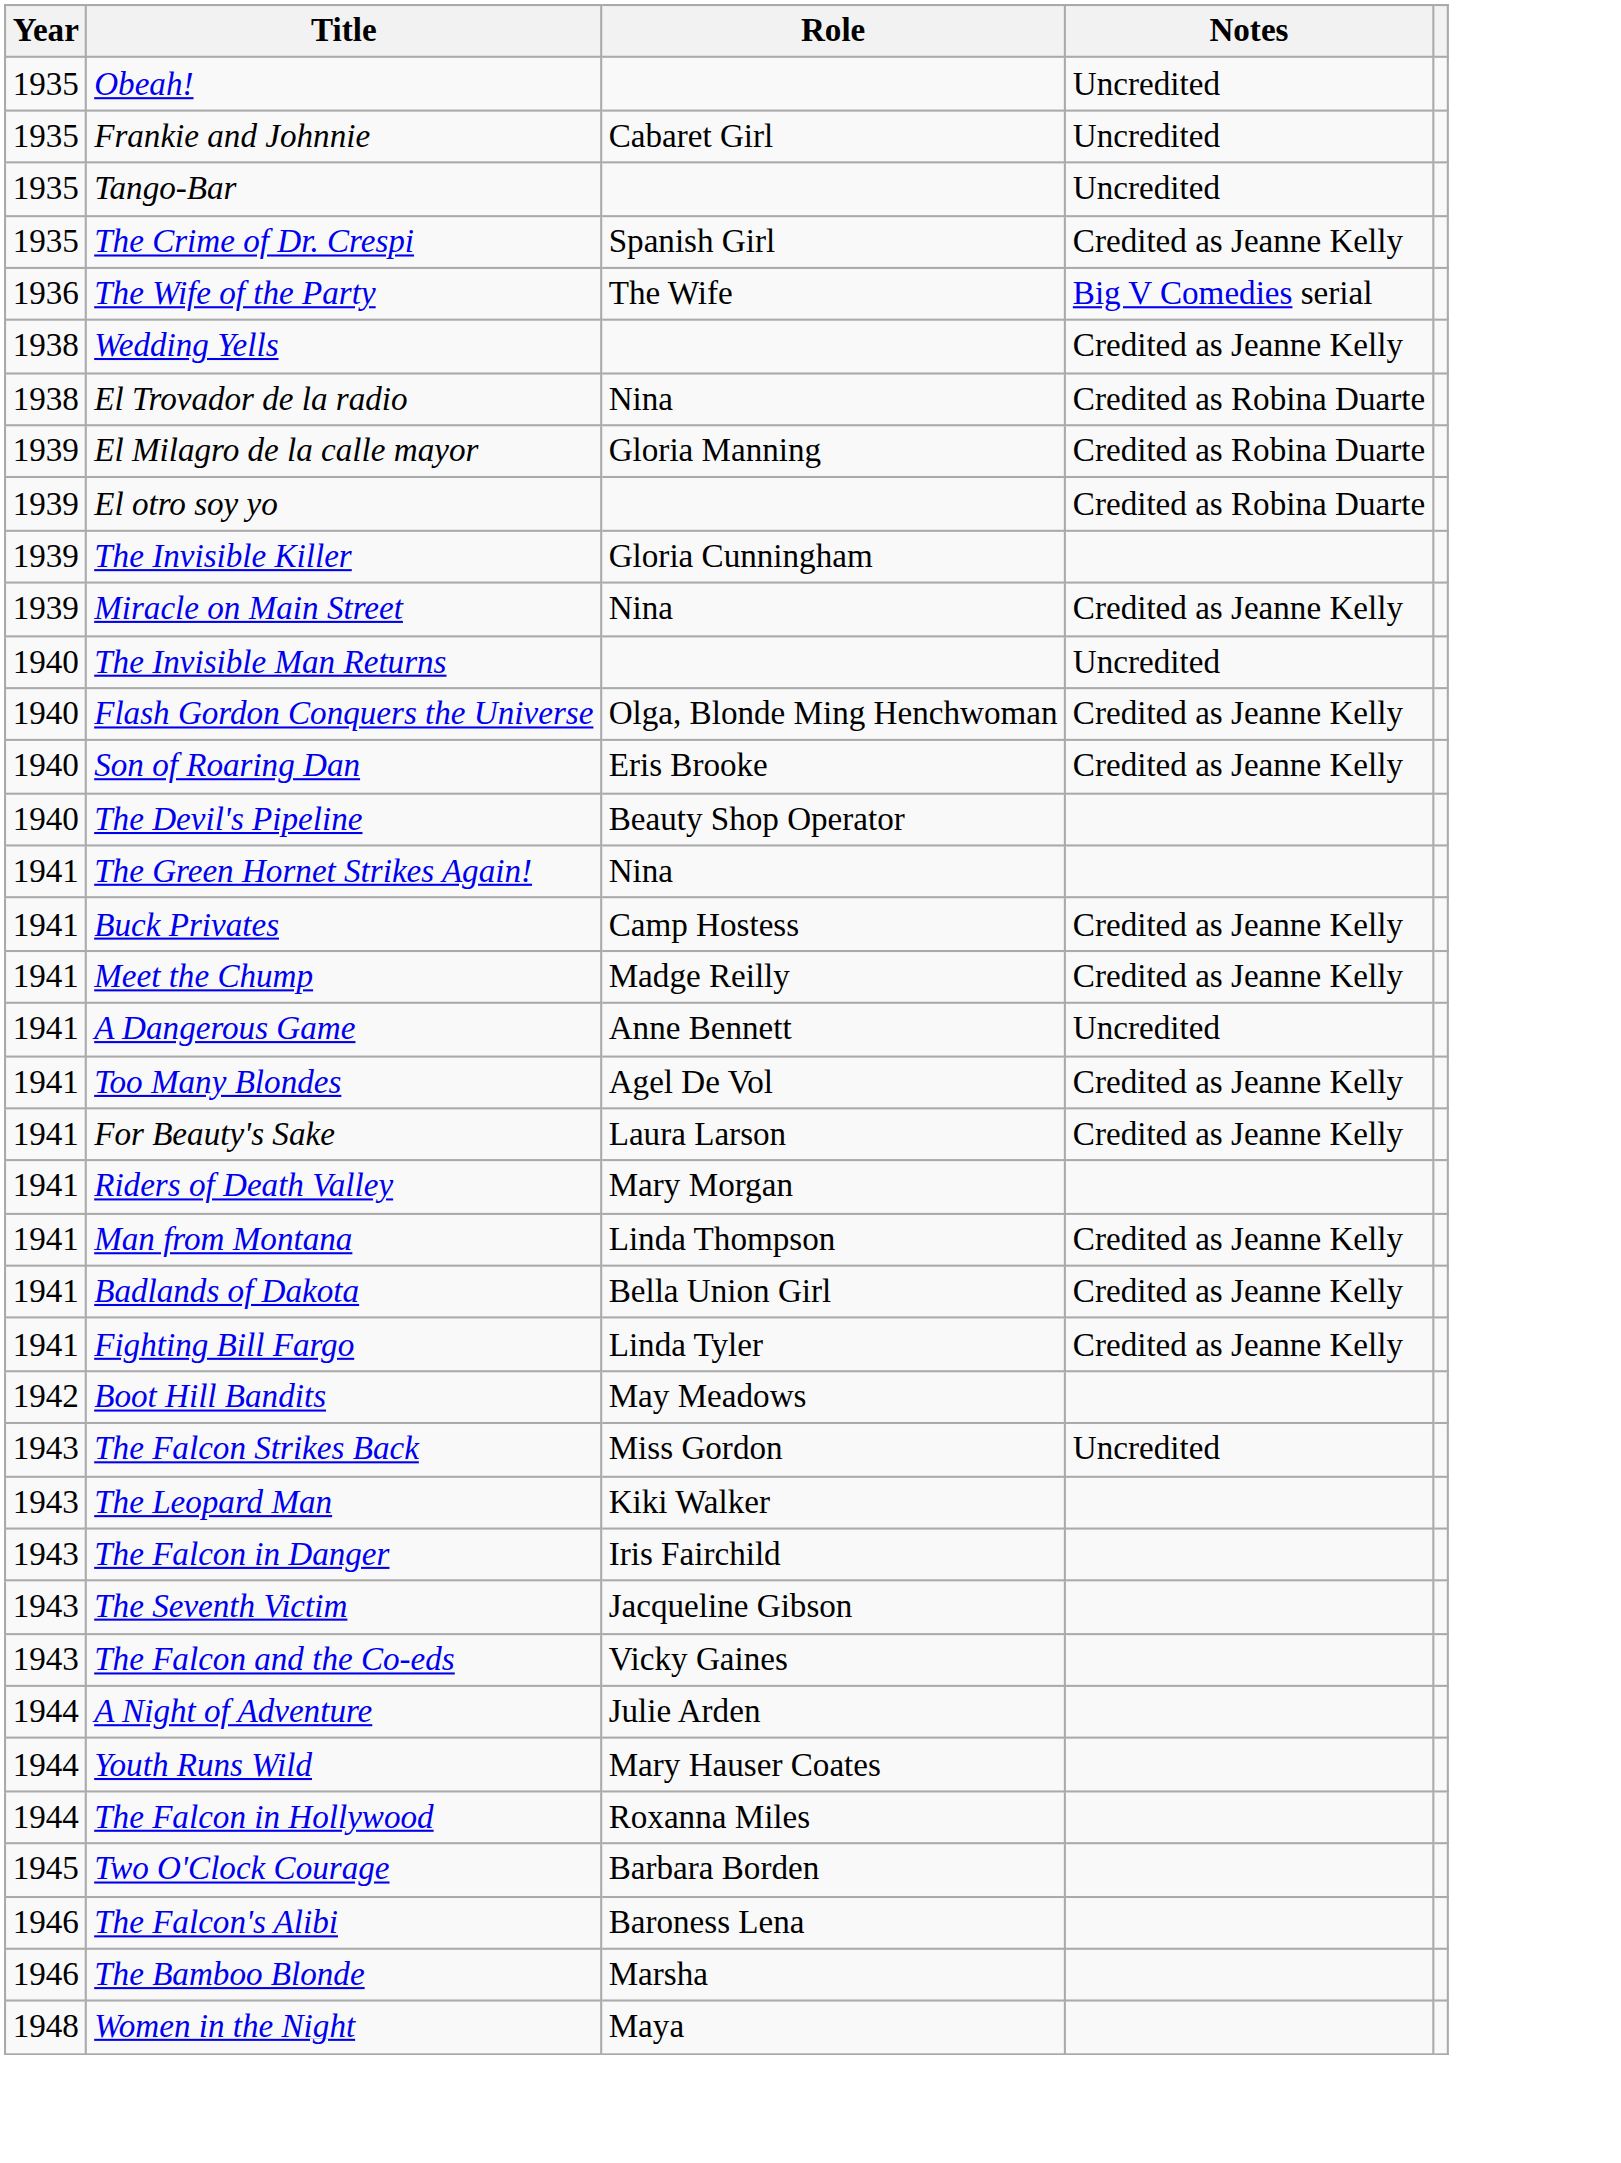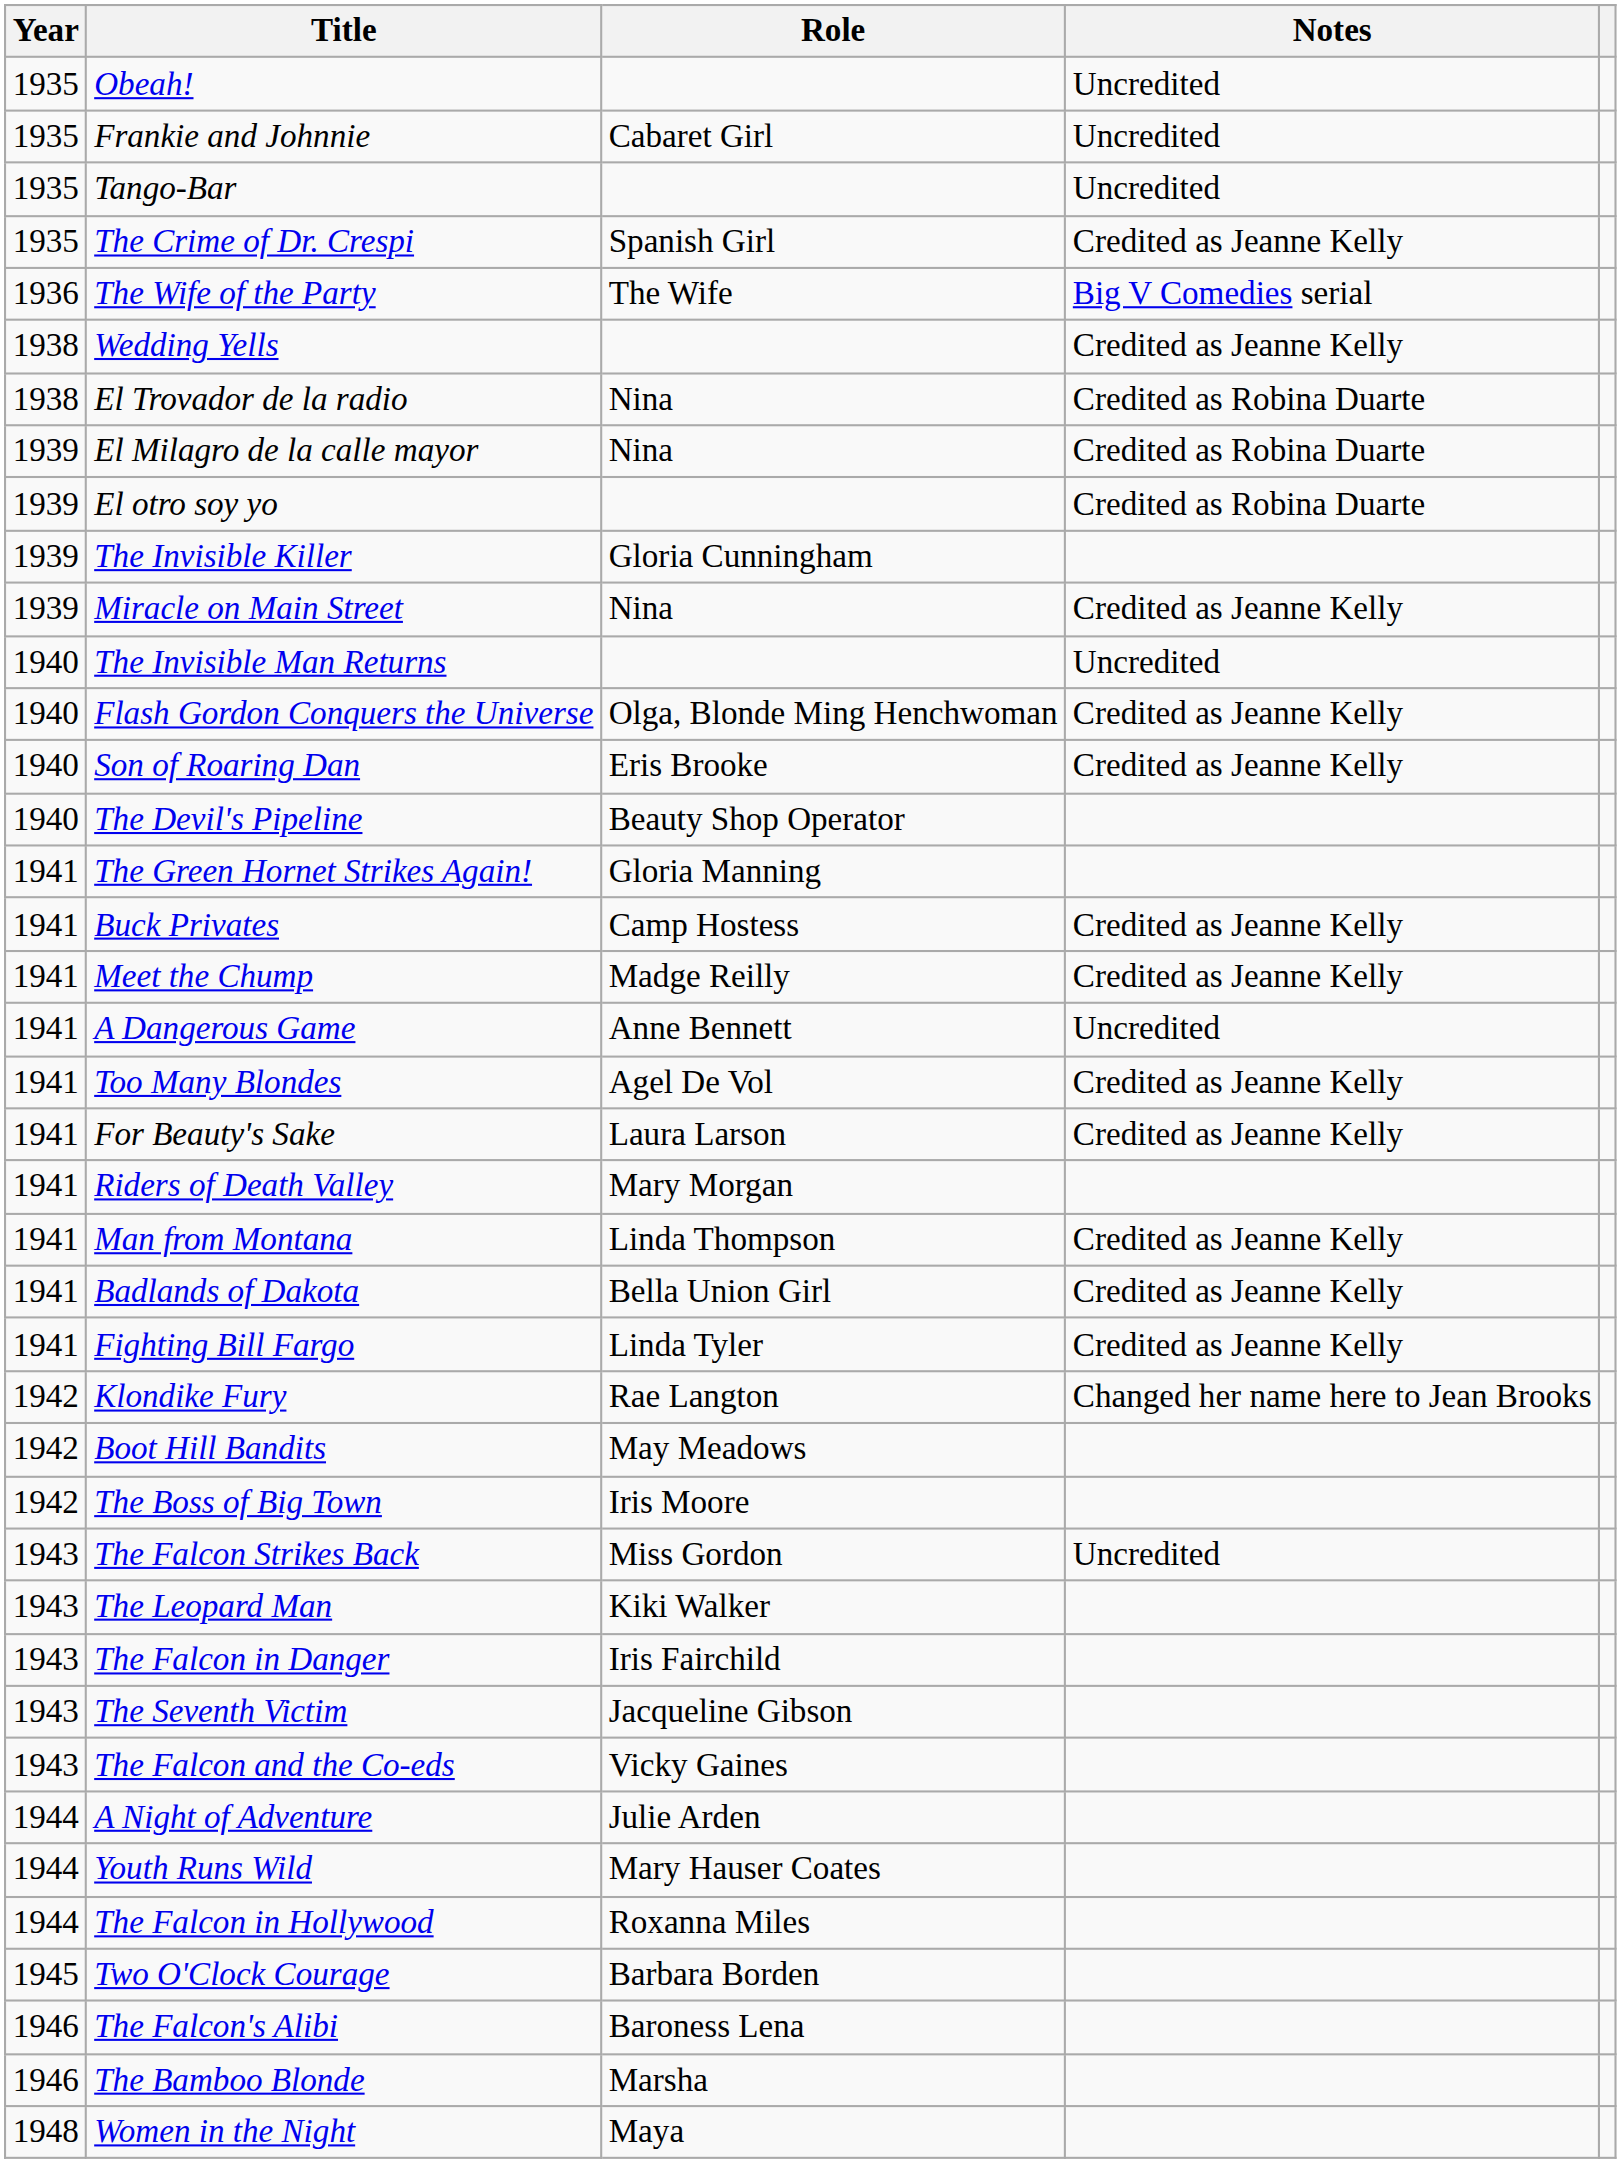(715, 450) Gloria Manning -> (641, 450) Nina
(641, 871) Nina -> (715, 871) Gloria Manning
+ row: (190, 1396)
+ row: (238, 1501)
